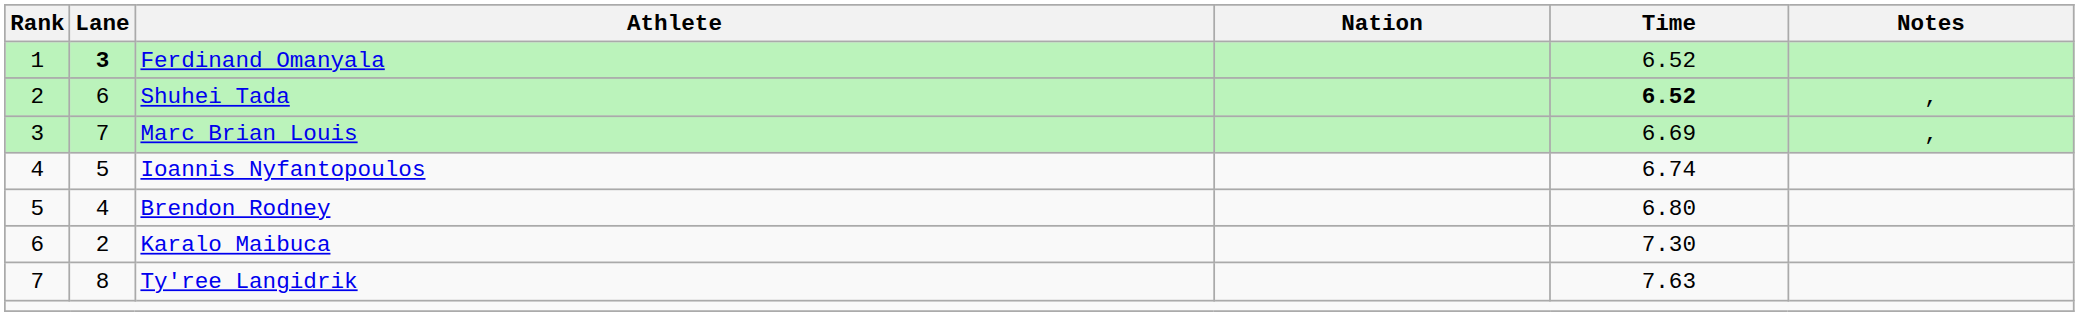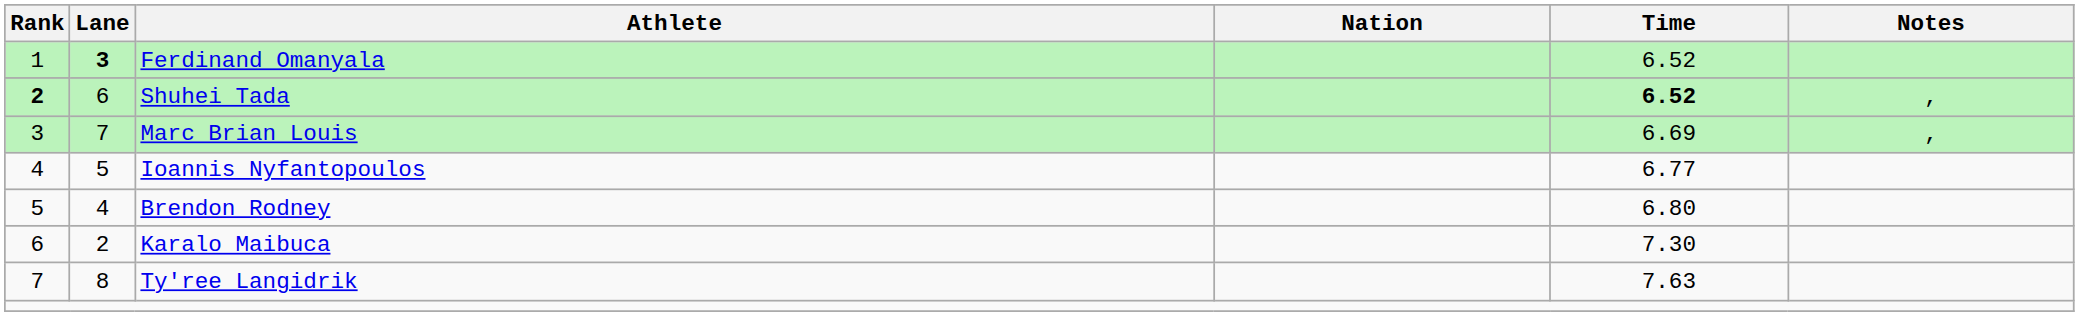(37, 97) normal -> (37, 97) bold
(1669, 171) 6.74 -> (1669, 171) 6.77
